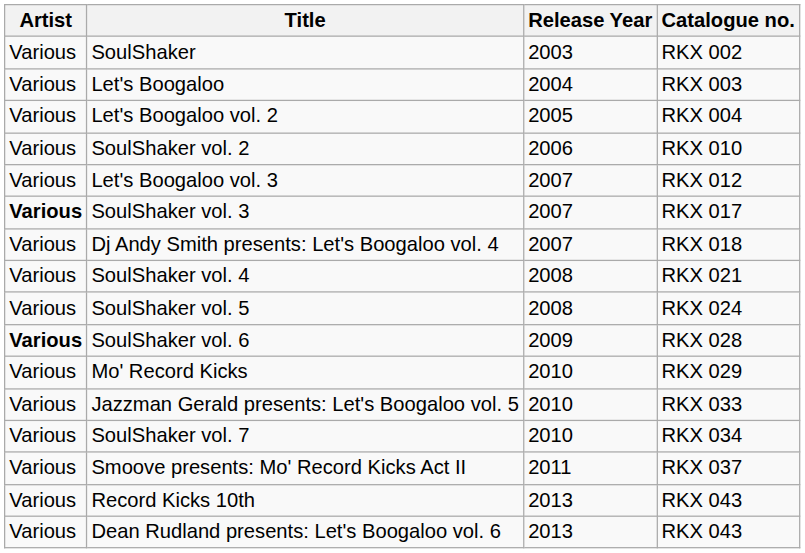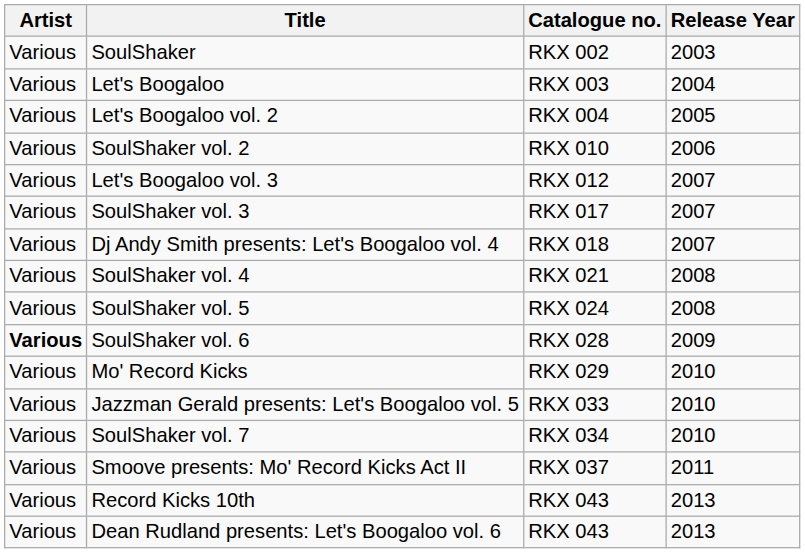columns swapped: (728, 20) <-> (590, 20)
(46, 212) bold -> (43, 212) normal
